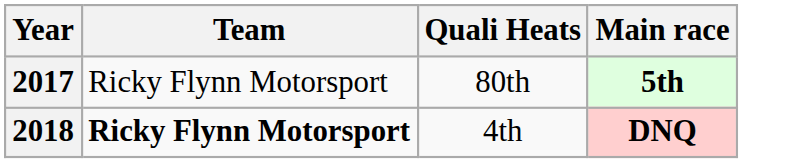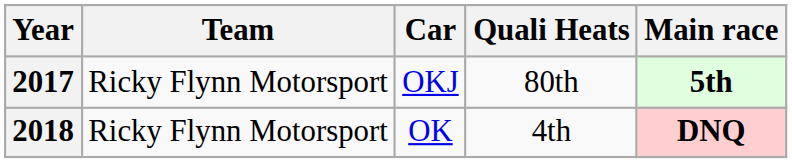+ column: (430, 30)
(249, 131) bold -> (238, 131) normal
